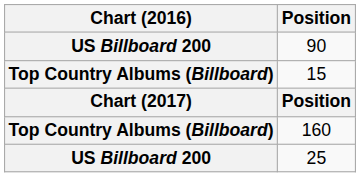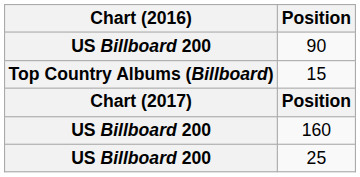(141, 130) Top Country Albums (Billboard) -> (141, 130) US Billboard 200
